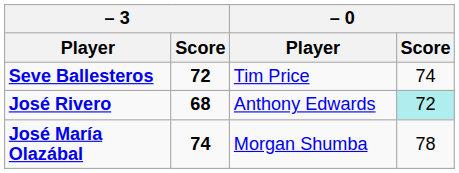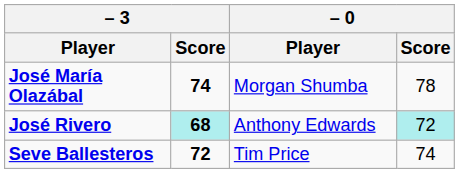rows swapped: (81, 76) <-> (55, 143)
(200, 104) no background -> (200, 125) paleturquoise background
